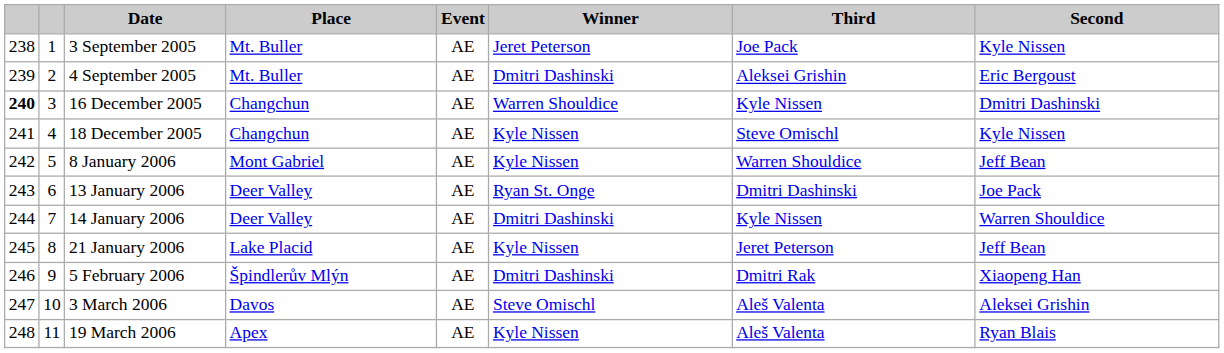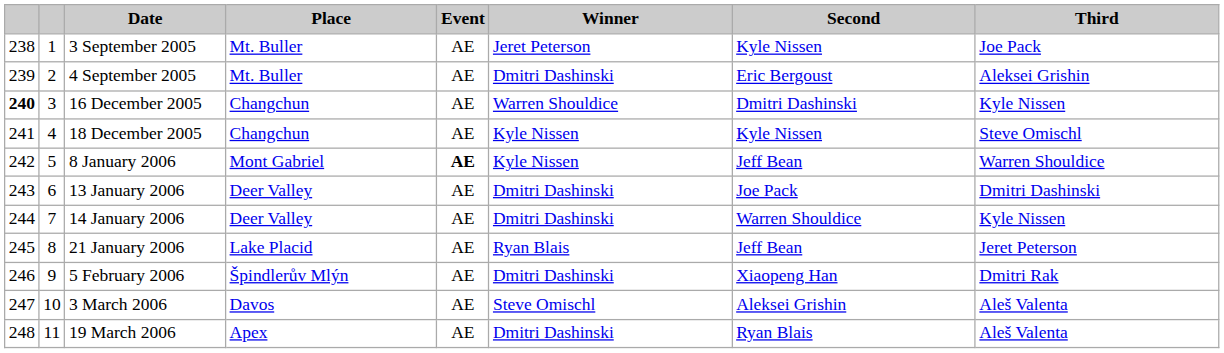columns swapped: (1097, 18) <-> (854, 18)
(463, 161) normal -> (463, 161) bold
(544, 189) Ryan St. Onge -> (553, 189) Dmitri Dashinski
(536, 247) Kyle Nissen -> (531, 247) Ryan Blais
(536, 332) Kyle Nissen -> (553, 332) Dmitri Dashinski
